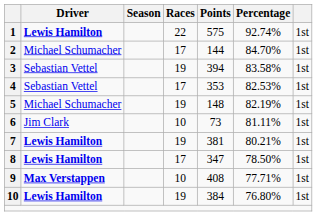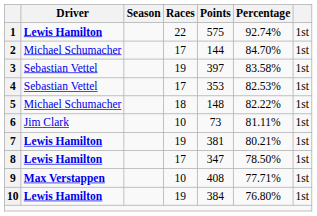(215, 68) 394 -> (215, 68) 397
(180, 104) 19 -> (180, 104) 18
(263, 104) 82.19% -> (263, 104) 82.22%
